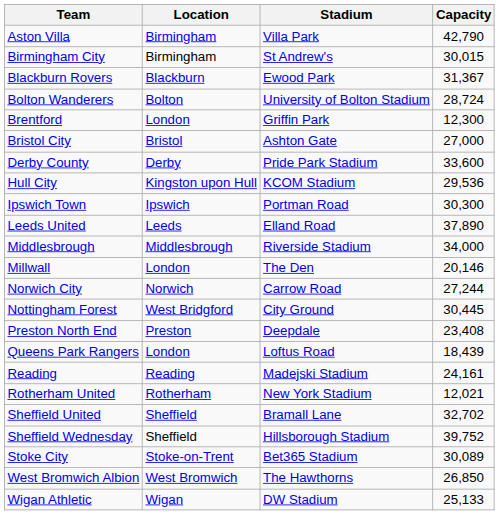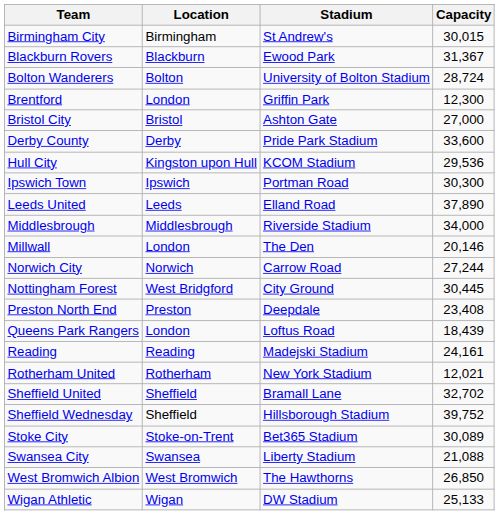- row: (39, 36)
+ row: (48, 457)
